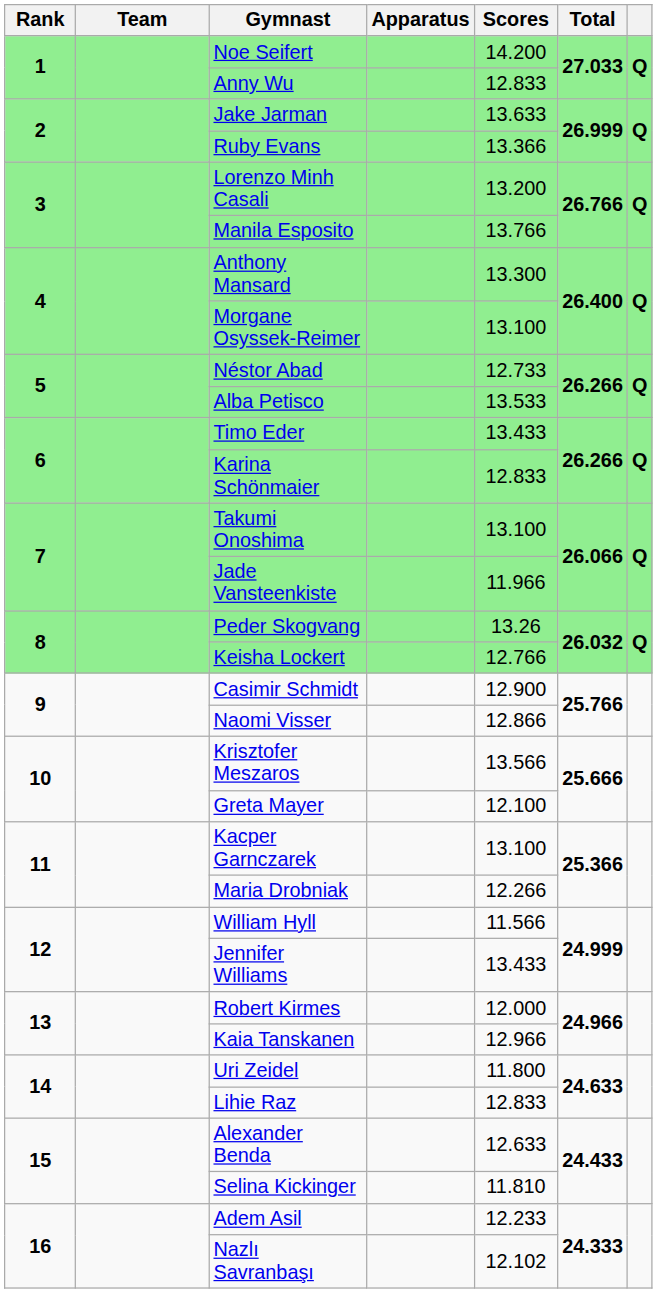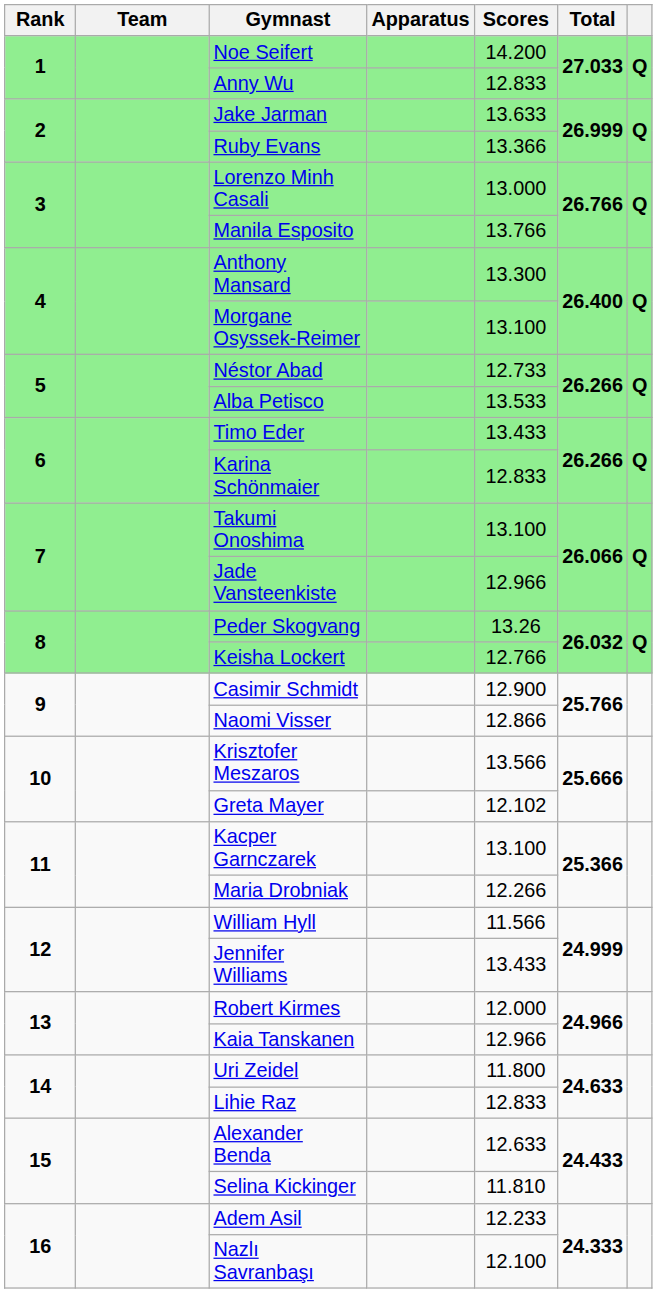(516, 188) 13.200 -> (516, 188) 13.000
(516, 583) 11.966 -> (516, 583) 12.966
(516, 805) 12.100 -> (516, 805) 12.102
(516, 1261) 12.102 -> (516, 1261) 12.100
